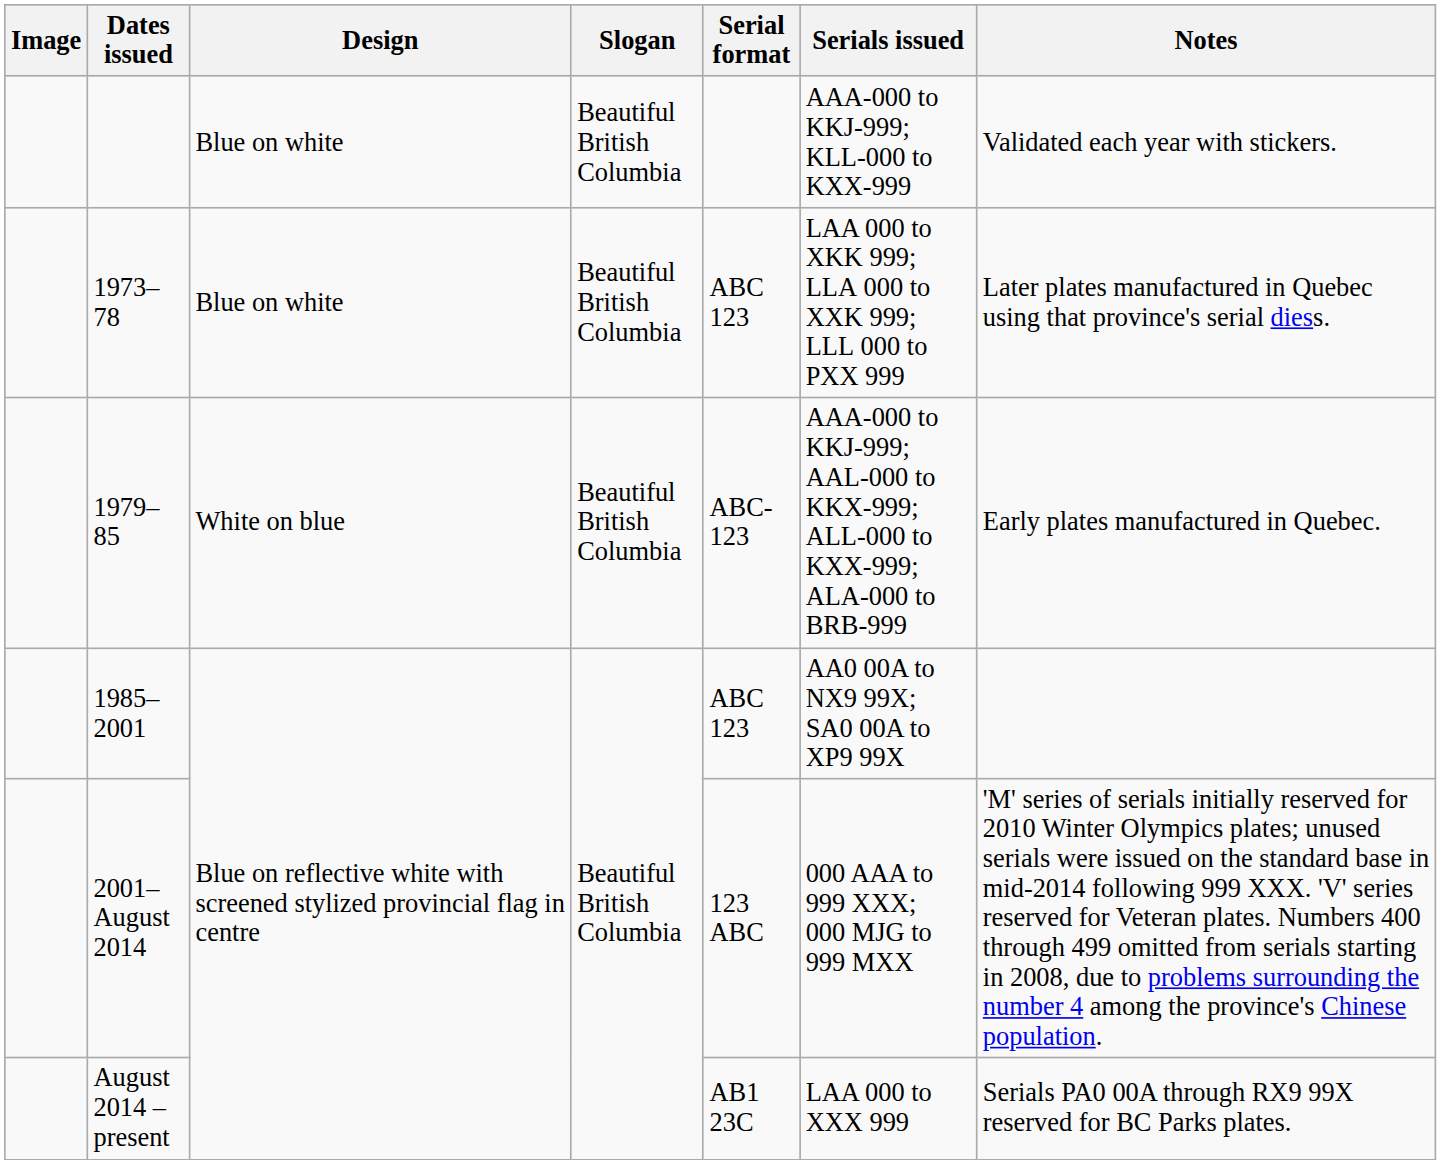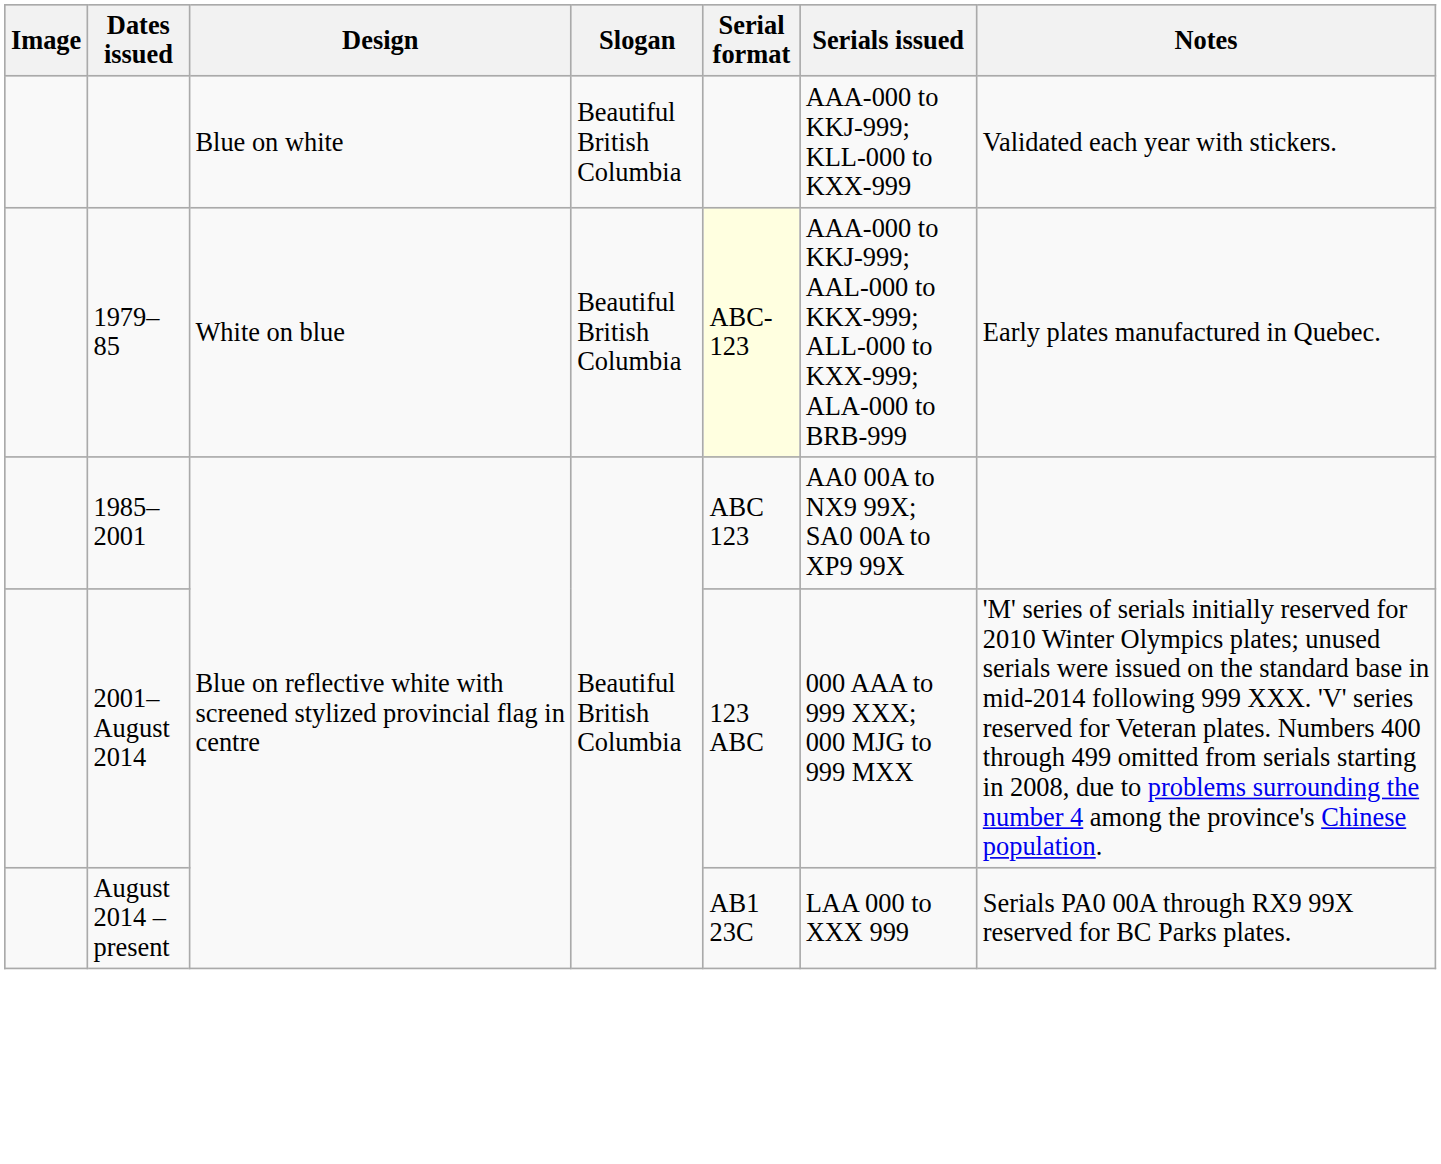- row: (126, 302)
(741, 522) no background -> (741, 331) lightyellow background
